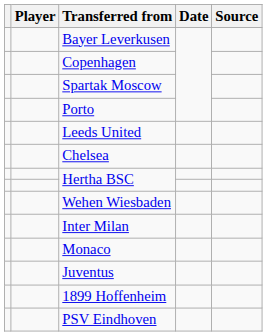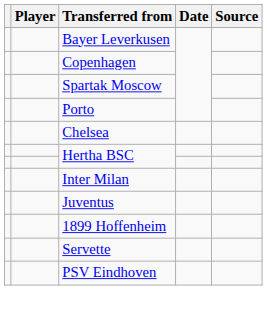- row: (8, 133)
- row: (8, 203)
- row: (8, 250)
+ row: (8, 250)
